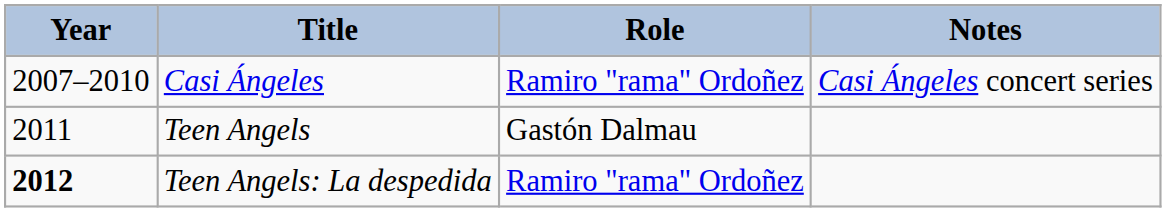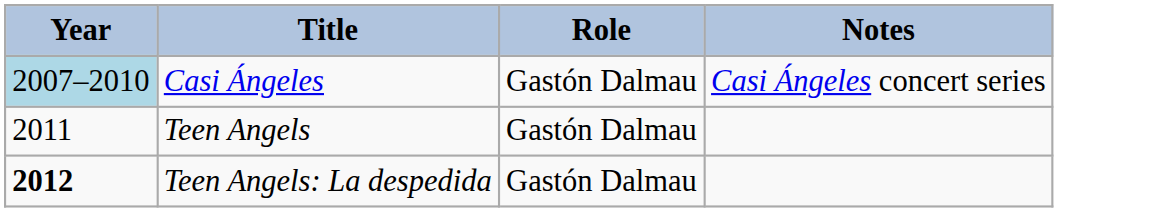(81, 80) no background -> (81, 80) lightblue background
(655, 80) Ramiro "rama" Ordoñez -> (601, 80) Gastón Dalmau
(655, 181) Ramiro "rama" Ordoñez -> (601, 181) Gastón Dalmau
